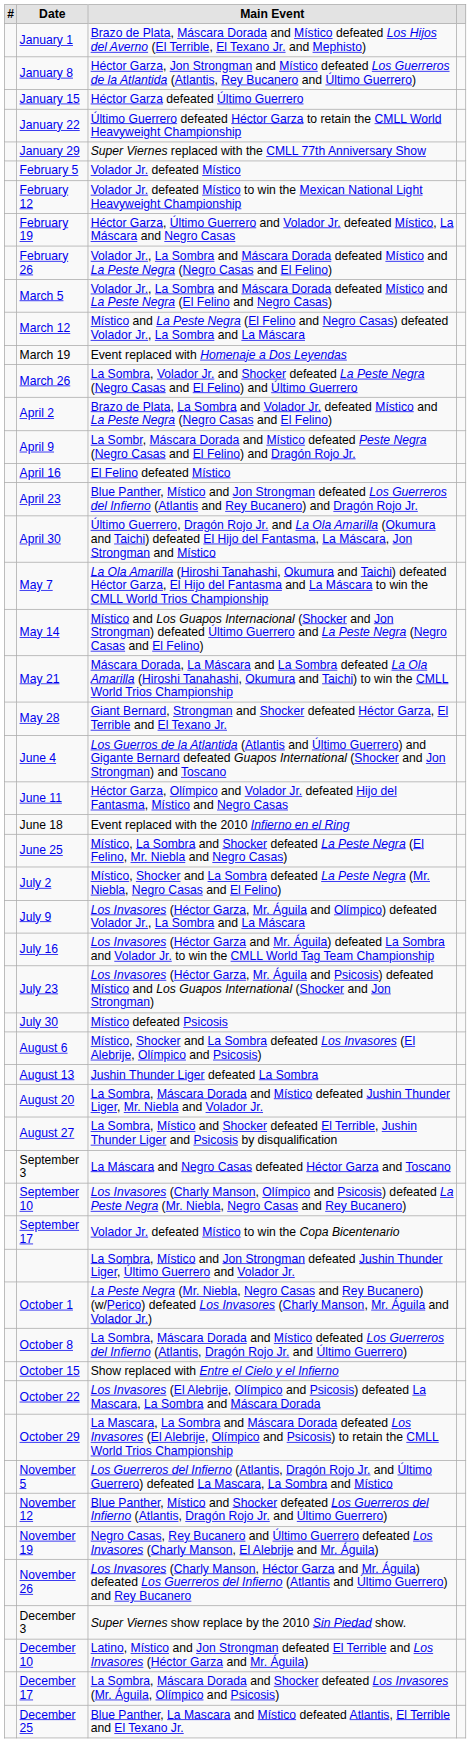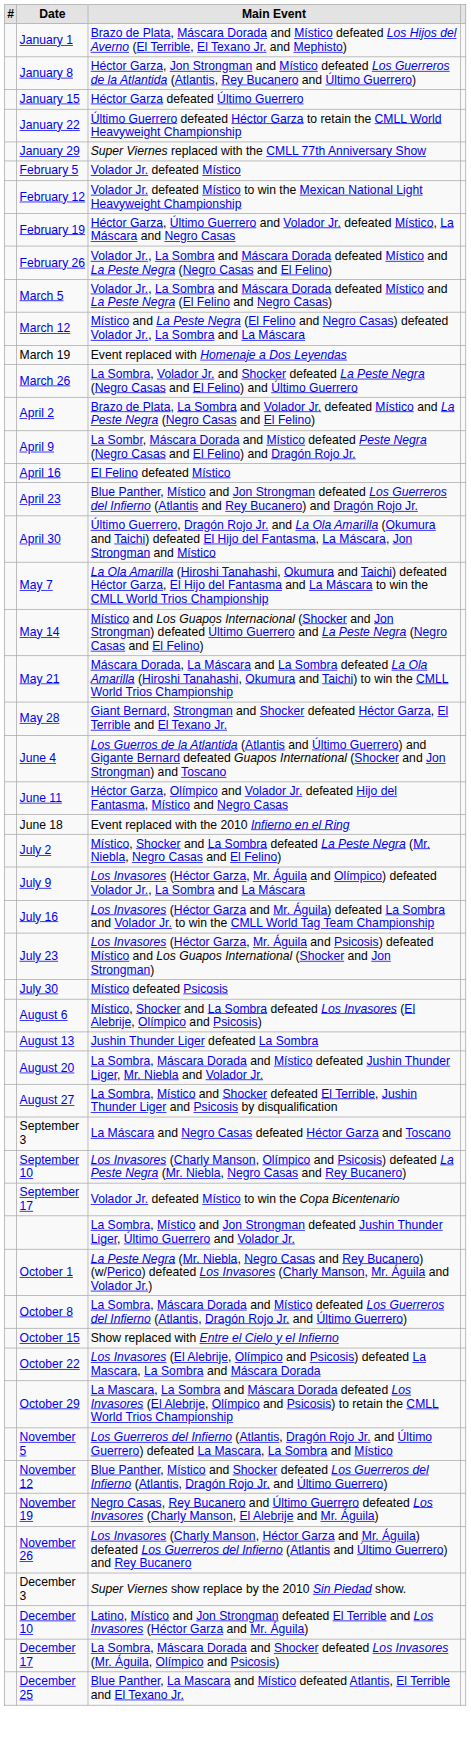- row: (41, 850)
